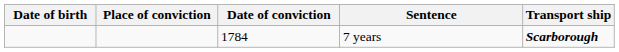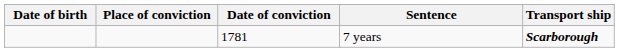(234, 36) 1784 -> (234, 36) 1781
